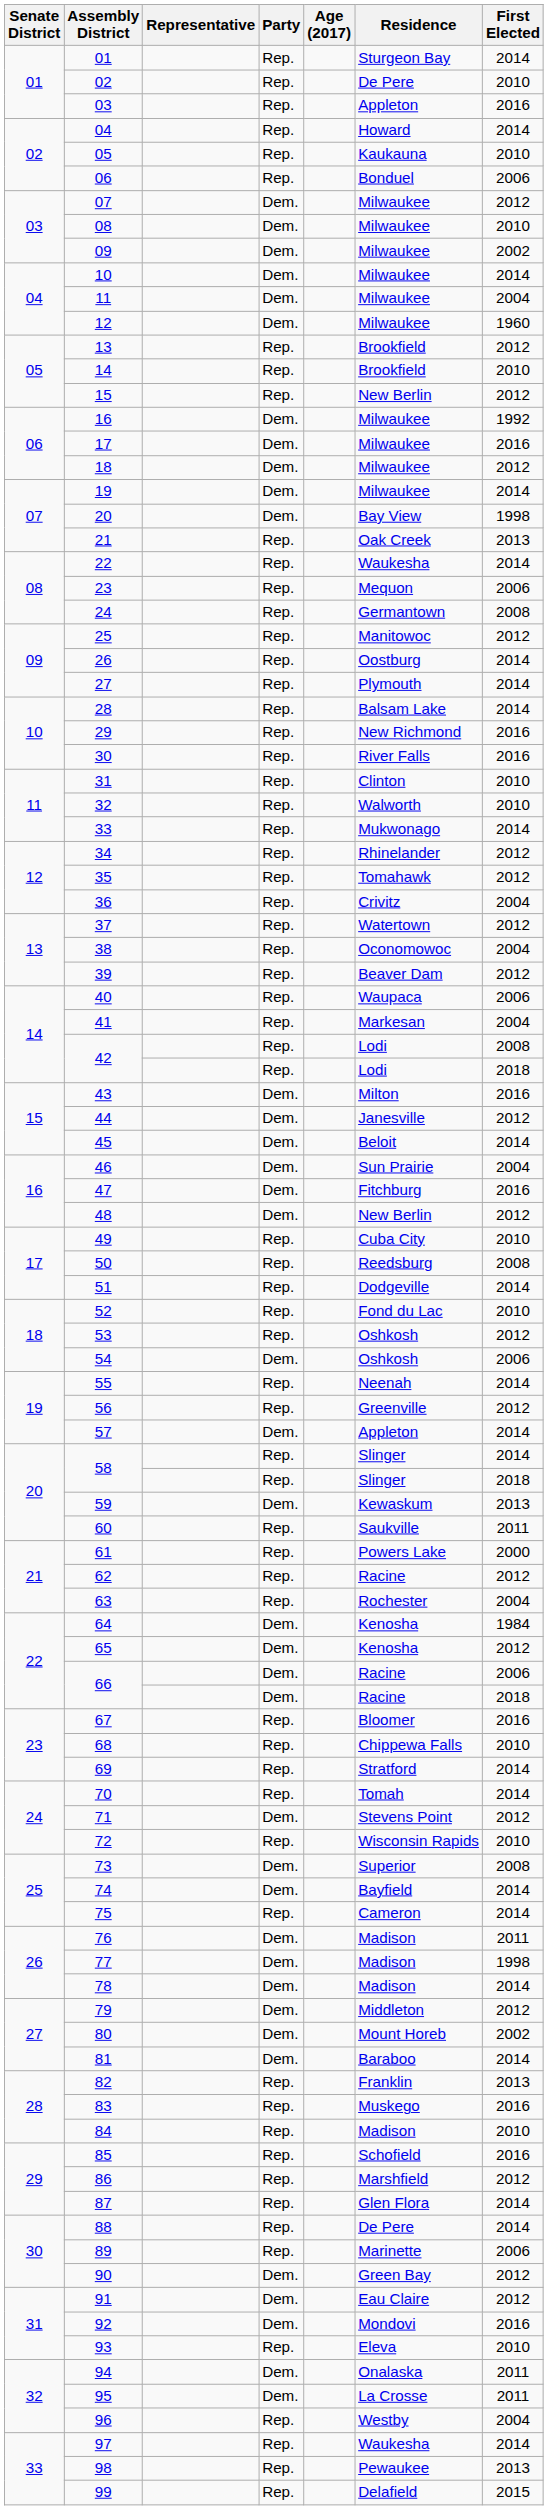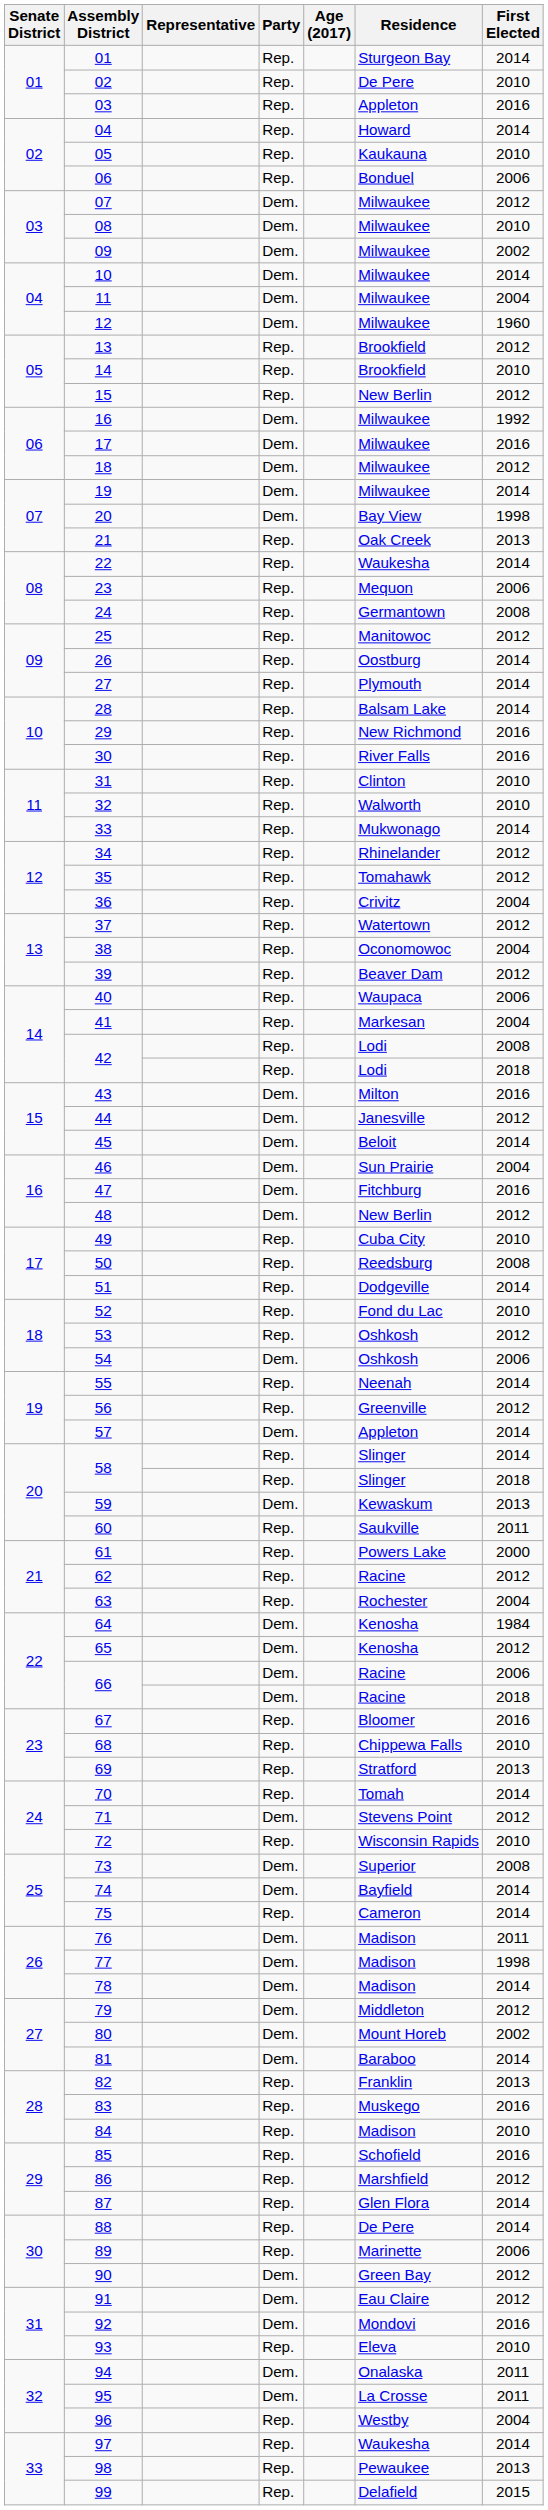(513, 1769) 2014 -> (513, 1769) 2013
